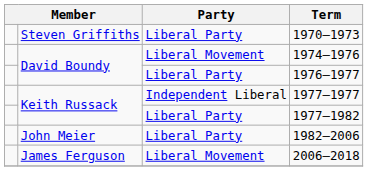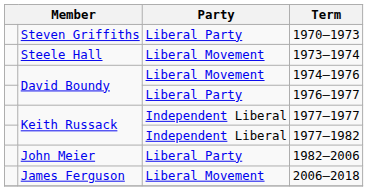+ row: (326, 55)
(194, 115) Liberal Party -> (216, 135) Independent Liberal
